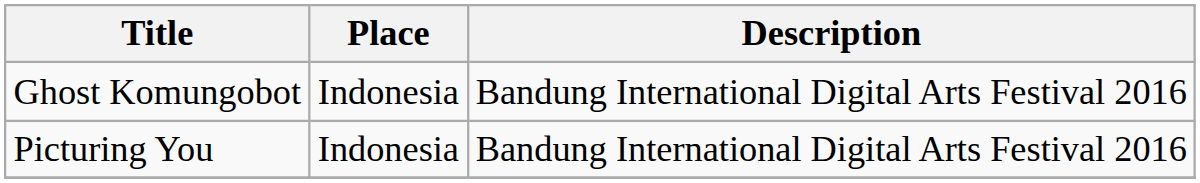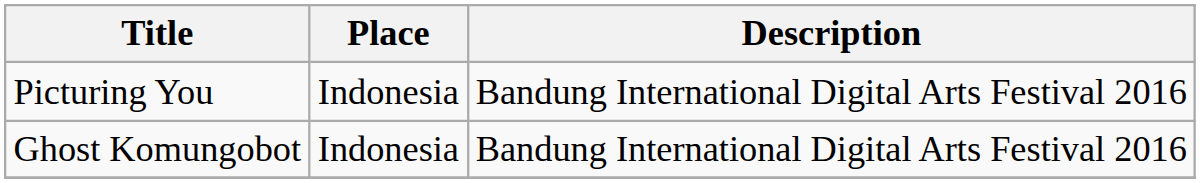rows swapped: (113, 148) <-> (157, 90)
